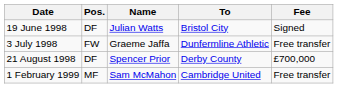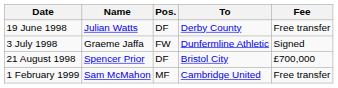columns swapped: (94, 12) <-> (143, 12)
(204, 28) Bristol City -> (211, 28) Derby County
(289, 28) Signed -> (302, 28) Free transfer
(302, 43) Free transfer -> (289, 43) Signed
(211, 59) Derby County -> (204, 59) Bristol City
